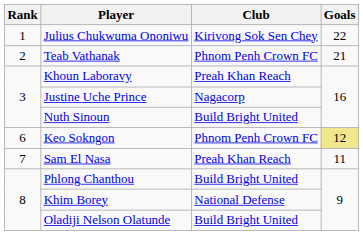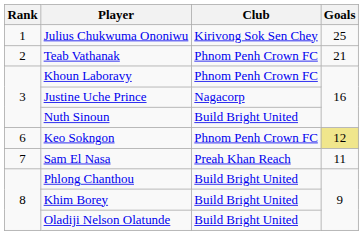(340, 35) 22 -> (340, 35) 25
(243, 76) Preah Khan Reach -> (256, 76) Phnom Penh Crown FC
(239, 199) National Defense -> (246, 199) Build Bright United
